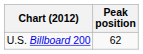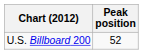(116, 40) 62 -> (116, 40) 52
